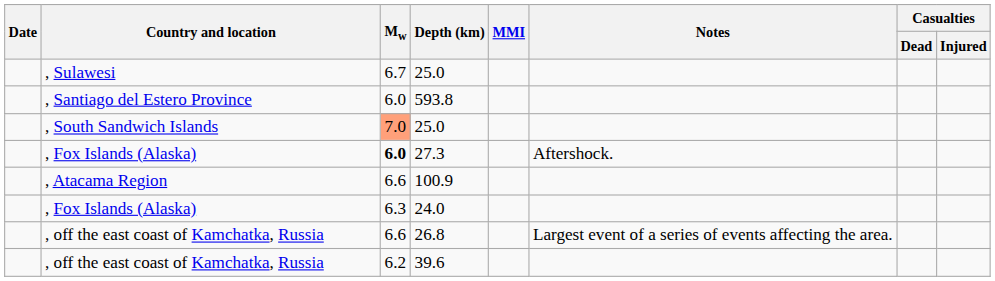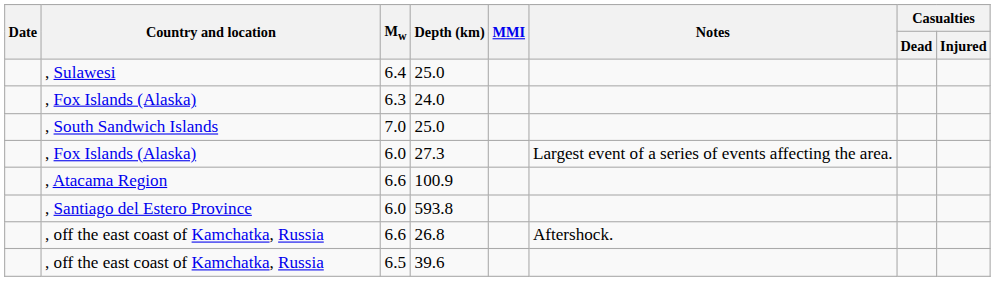(395, 72) 6.7 -> (395, 72) 6.4
rows swapped: (121, 208) <-> (148, 99)
(395, 126) lightsalmon background -> (395, 126) no background
(395, 153) bold -> (395, 153) normal
(573, 153) Aftershock. -> (713, 153) Largest event of a series of events affecting the area.
(713, 235) Largest event of a series of events affecting the area. -> (573, 235) Aftershock.
(395, 262) 6.2 -> (395, 262) 6.5
